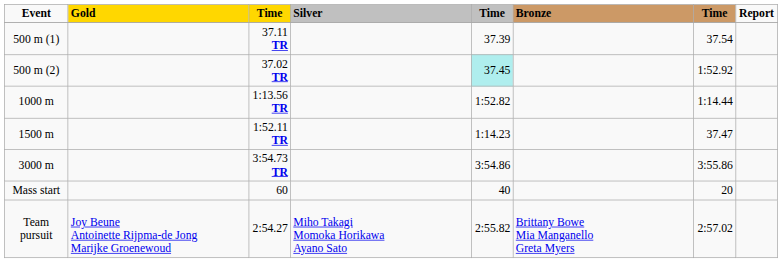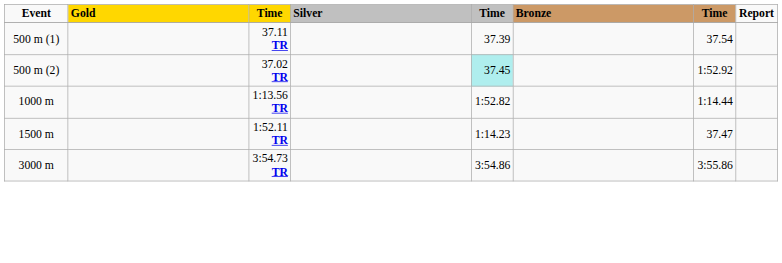- row: (282, 190)
- row: (270, 228)
